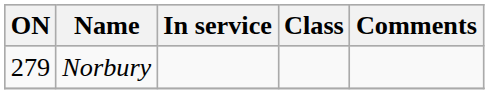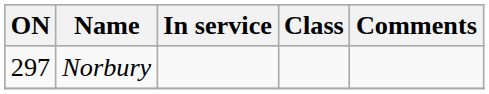(31, 66) 279 -> (31, 66) 297
